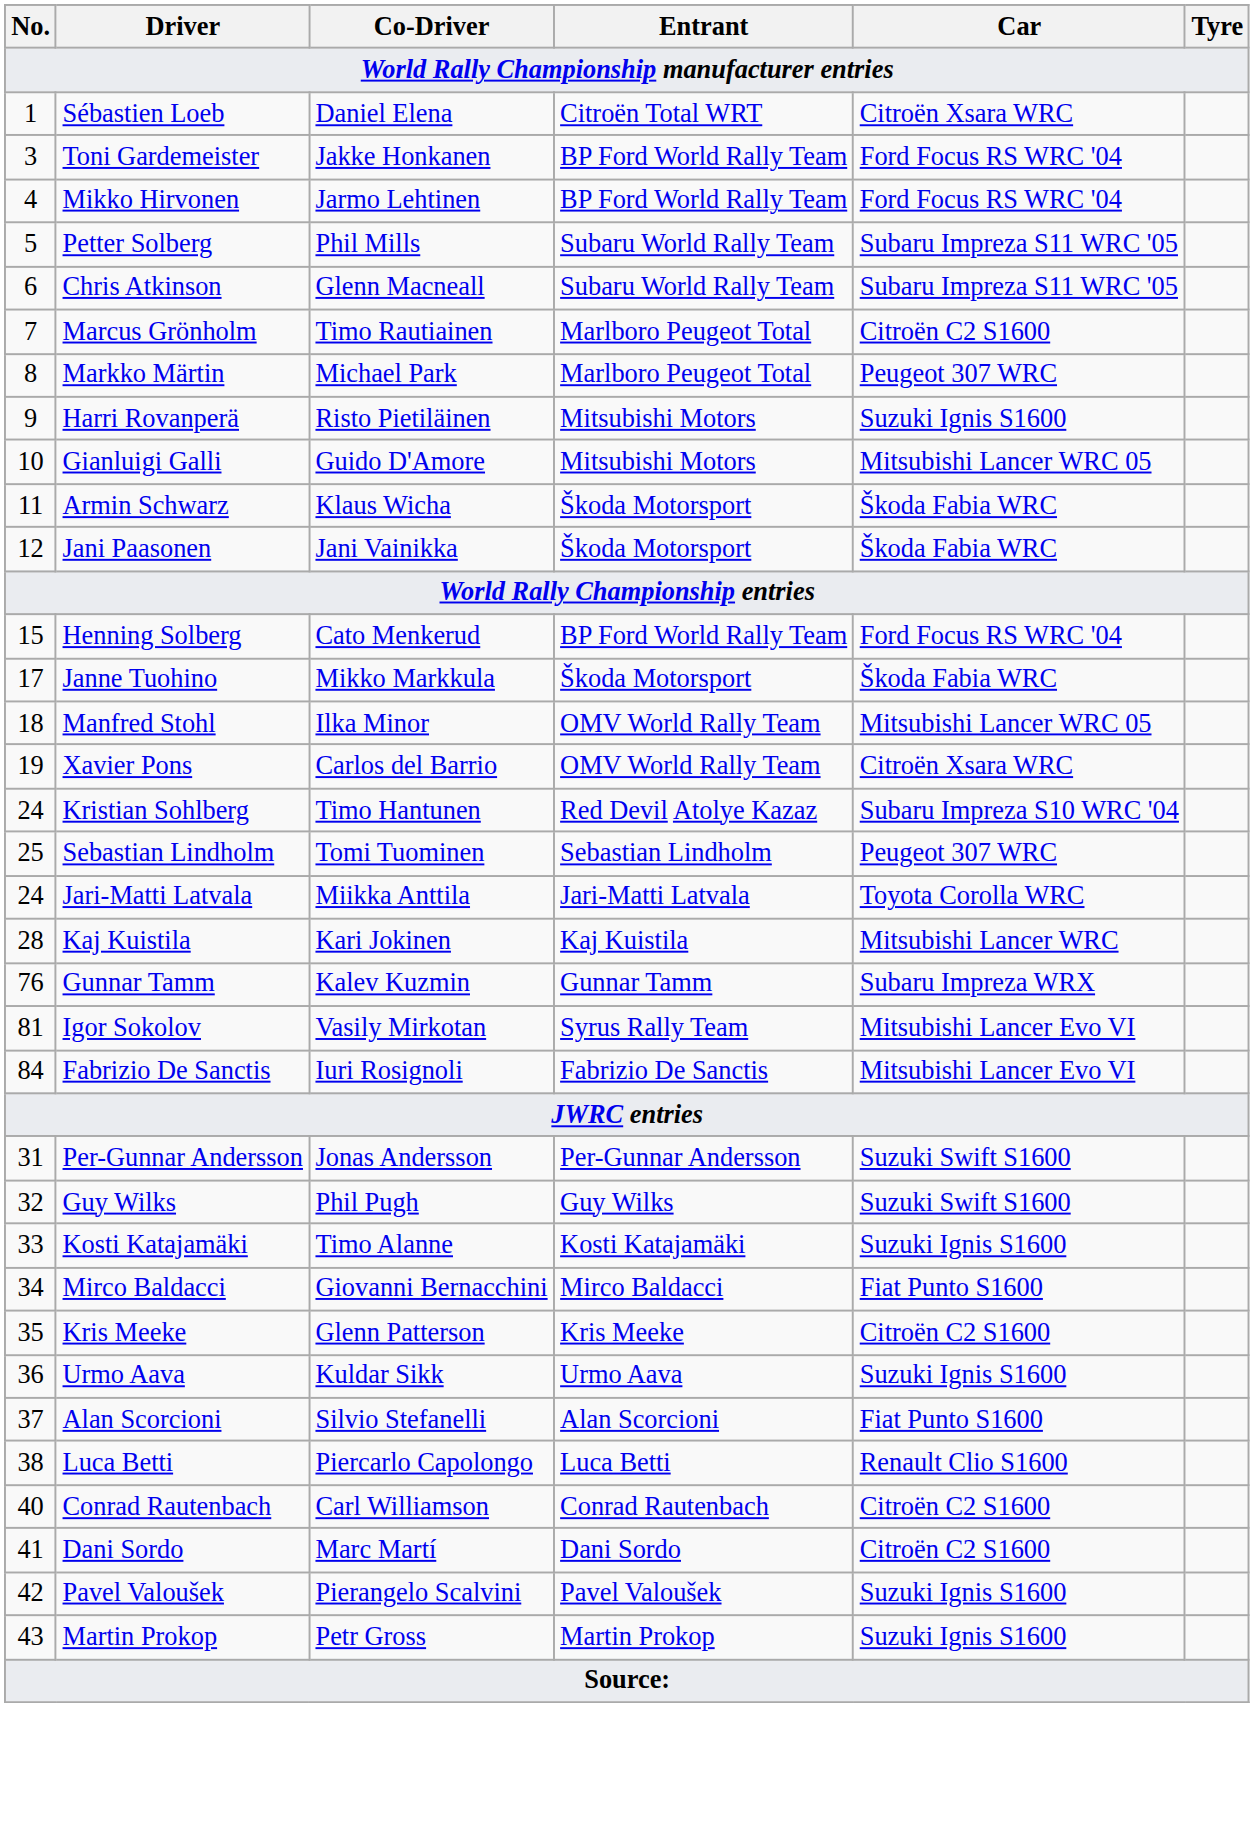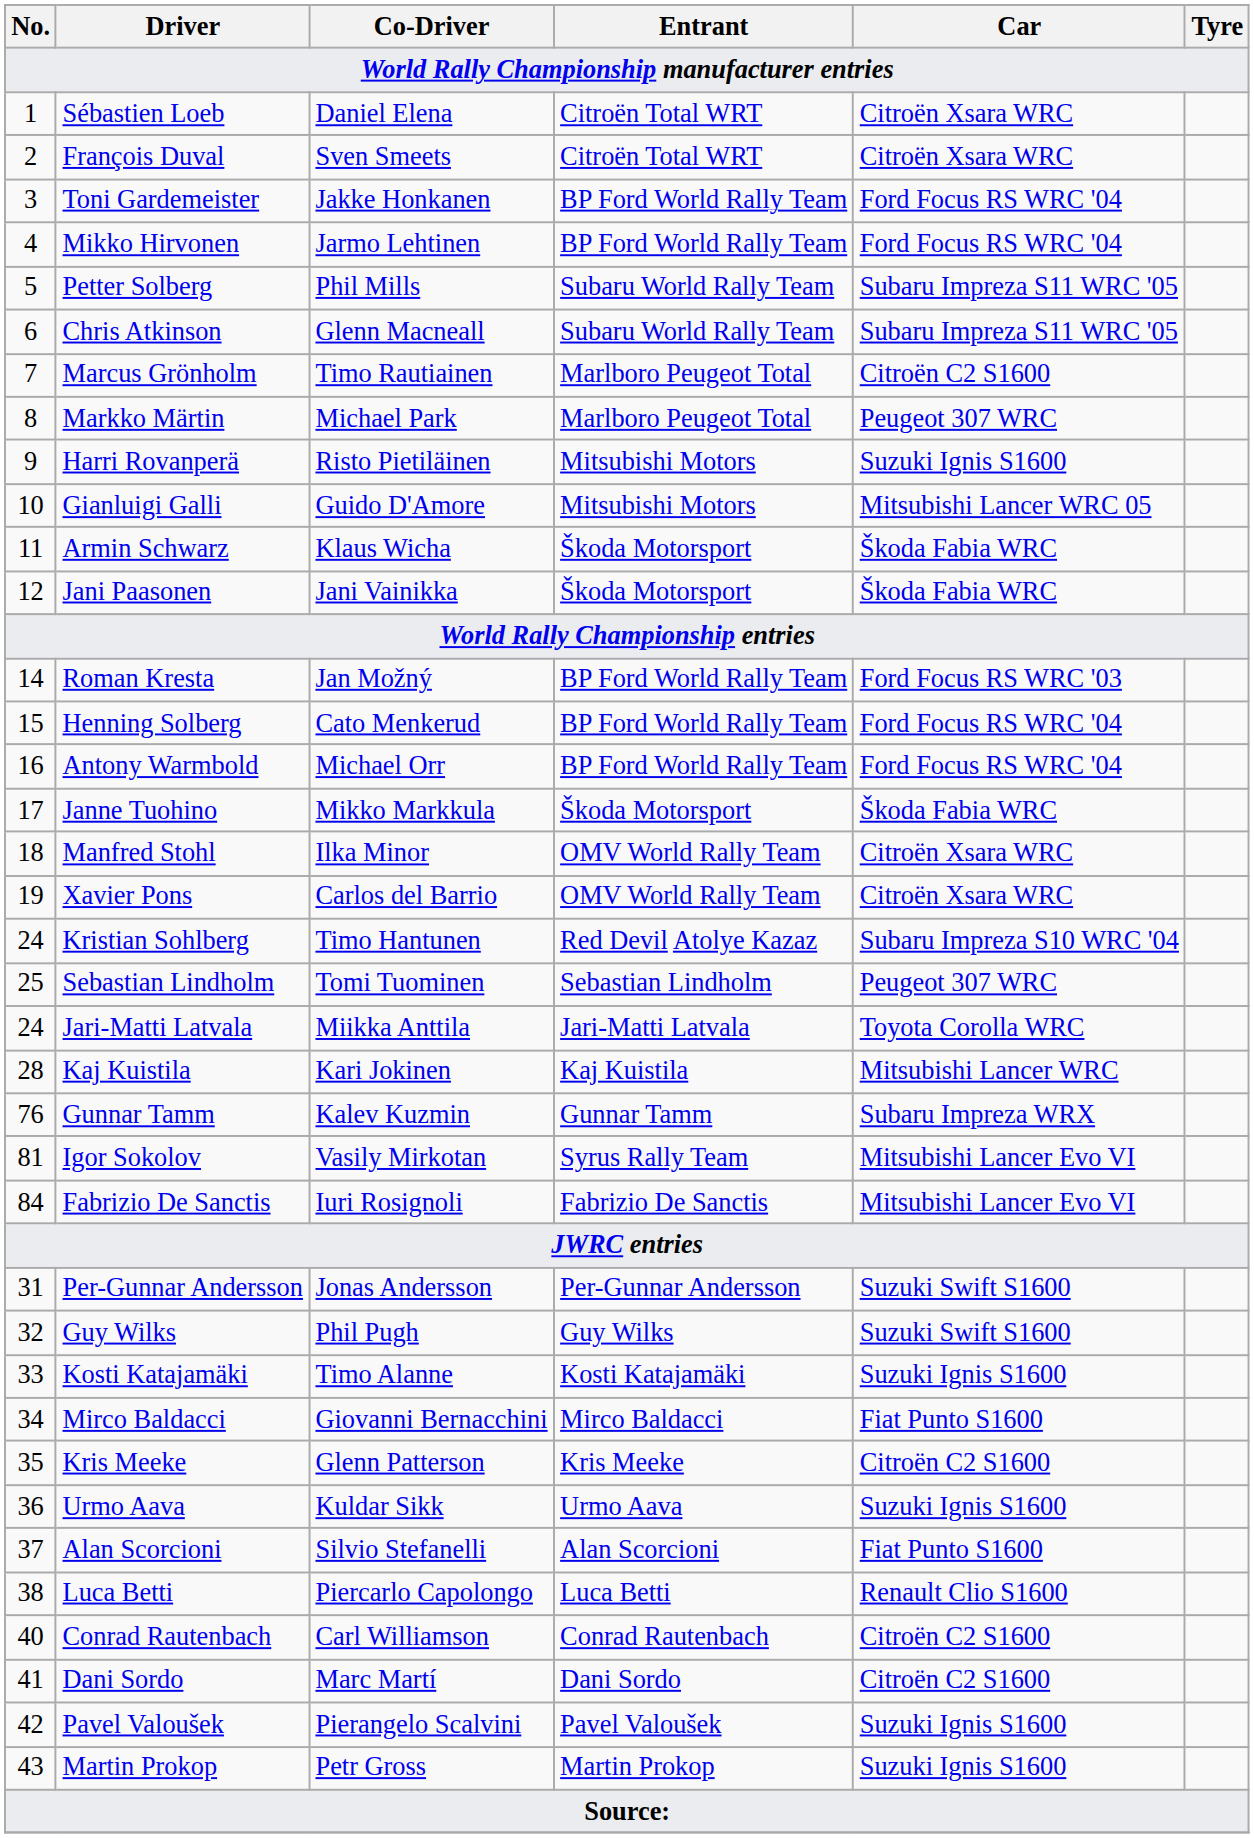+ row: (143, 156)
+ row: (138, 678)
+ row: (160, 765)
(1006, 722) Mitsubishi Lancer WRC 05 -> (966, 852) Citroën Xsara WRC
